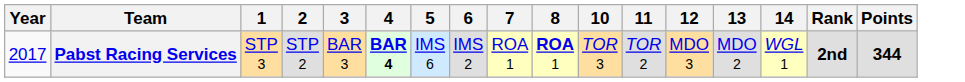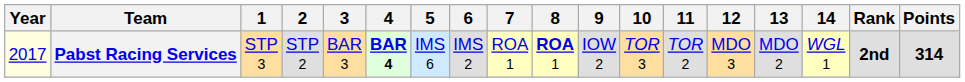+ column: (599, 18)
(28, 54) no background -> (28, 54) lightyellow background
(887, 54) 344 -> (929, 54) 314
